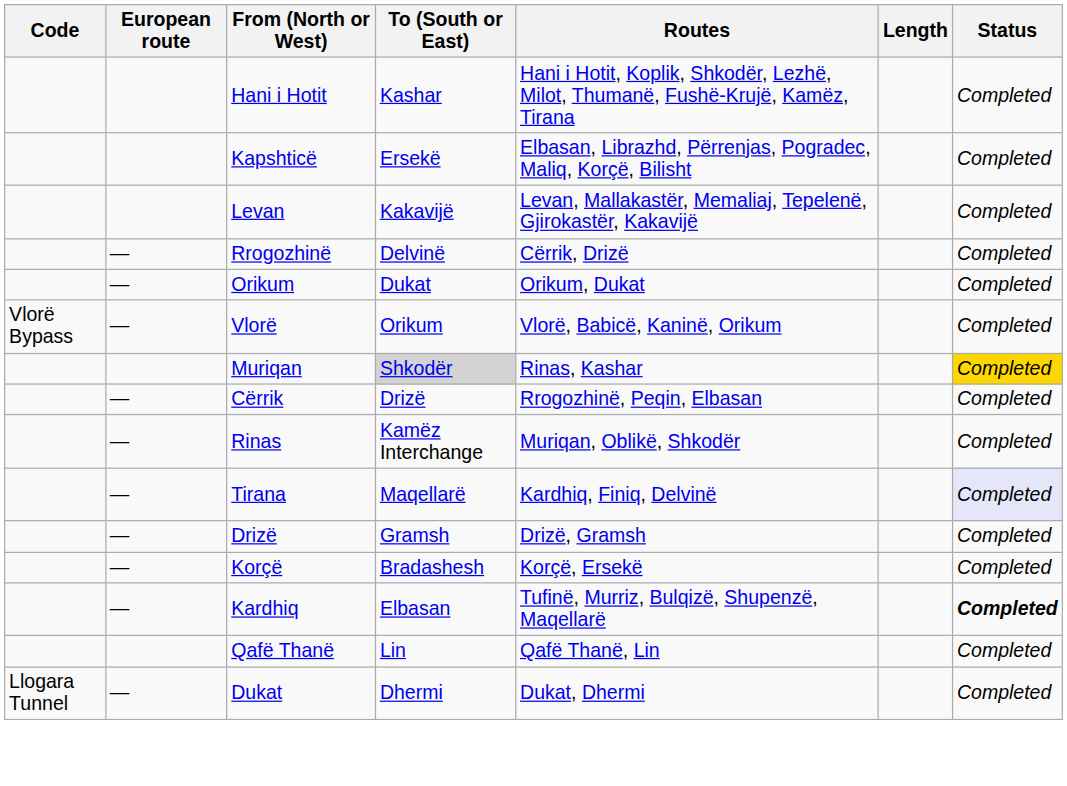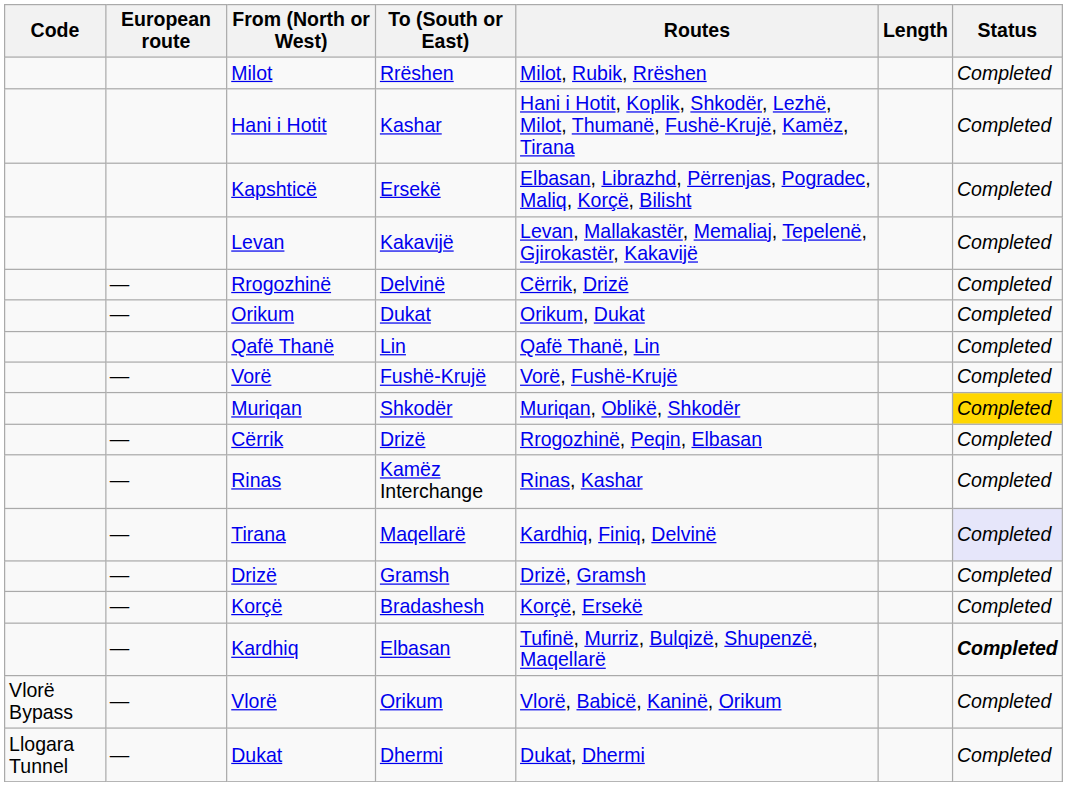+ row: (252, 72)
rows swapped: (283, 651) <-> (254, 326)
+ row: (251, 377)
(416, 368) lightgrey background -> (416, 408) no background
(581, 368) Rinas, Kashar -> (630, 408) Muriqan, Oblikë, Shkodër
(630, 441) Muriqan, Oblikë, Shkodër -> (581, 481) Rinas, Kashar
